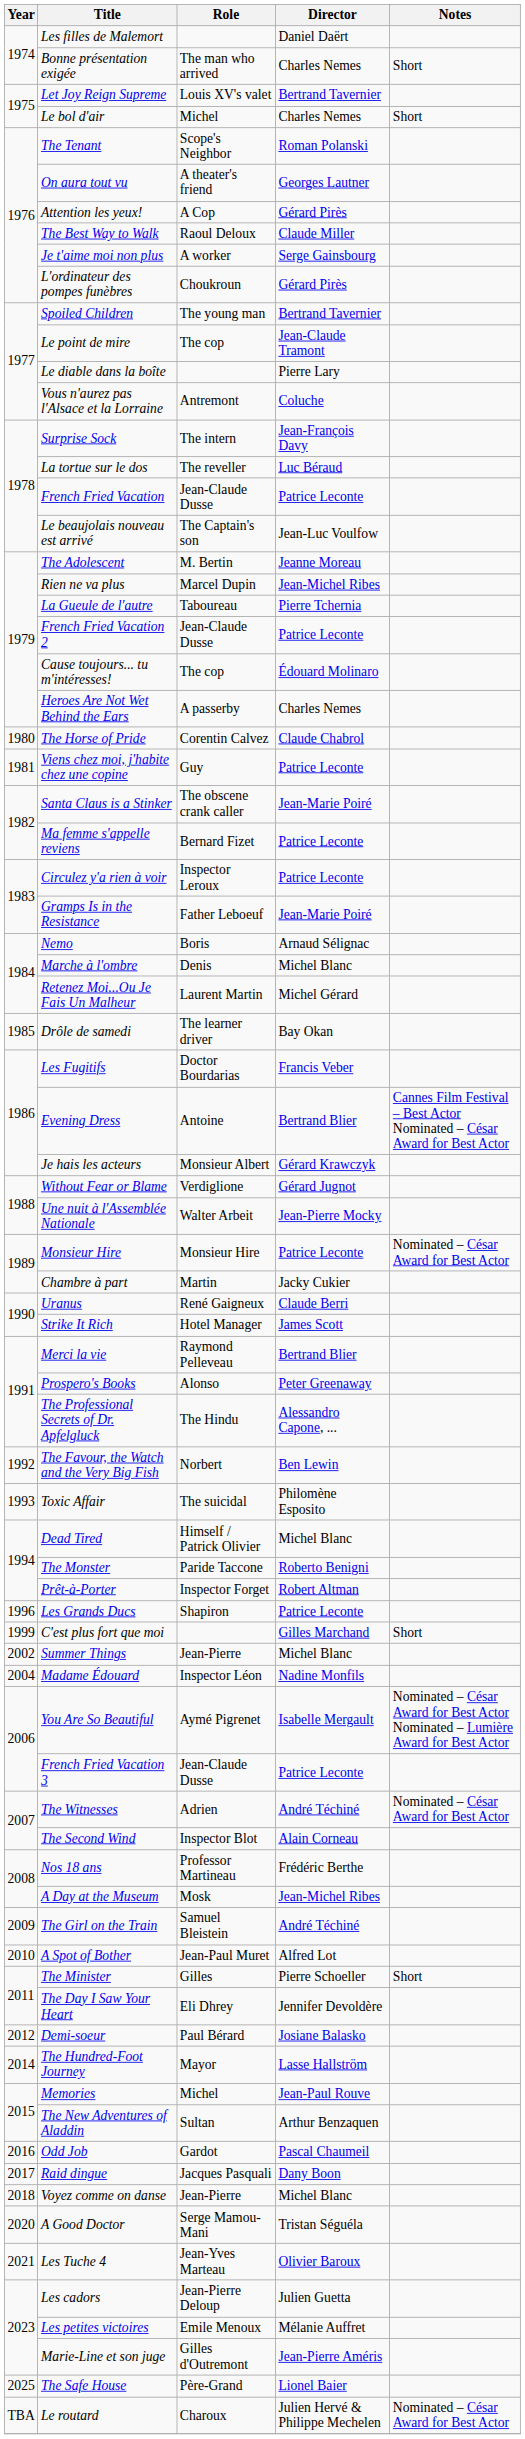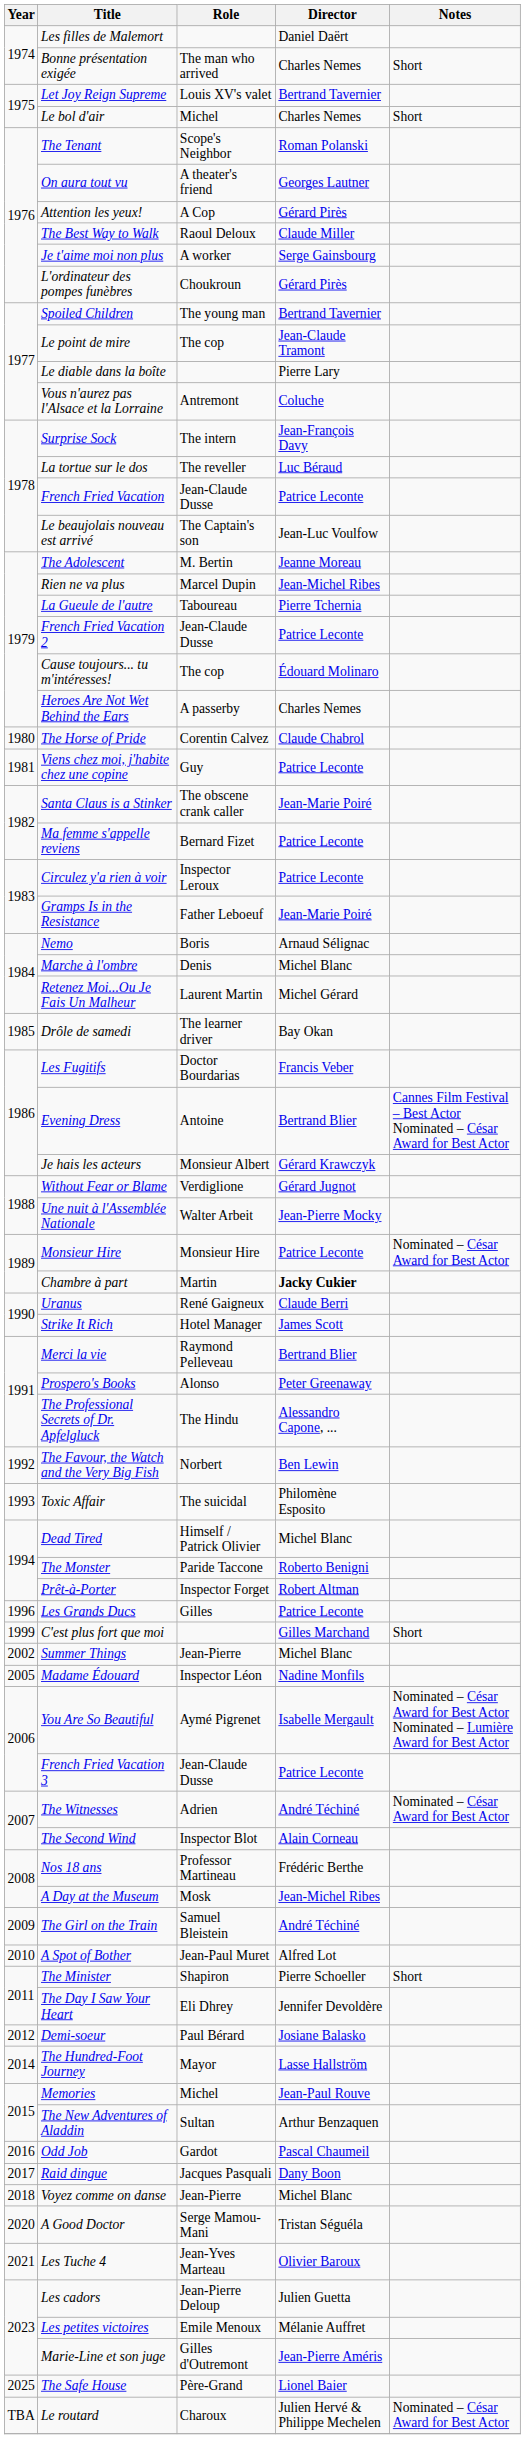(314, 1282) normal -> (317, 1282) bold
(204, 1611) Shapiron -> (196, 1611) Gilles
(21, 1675) 2004 -> (21, 1675) 2005
(196, 1977) Gilles -> (204, 1977) Shapiron
